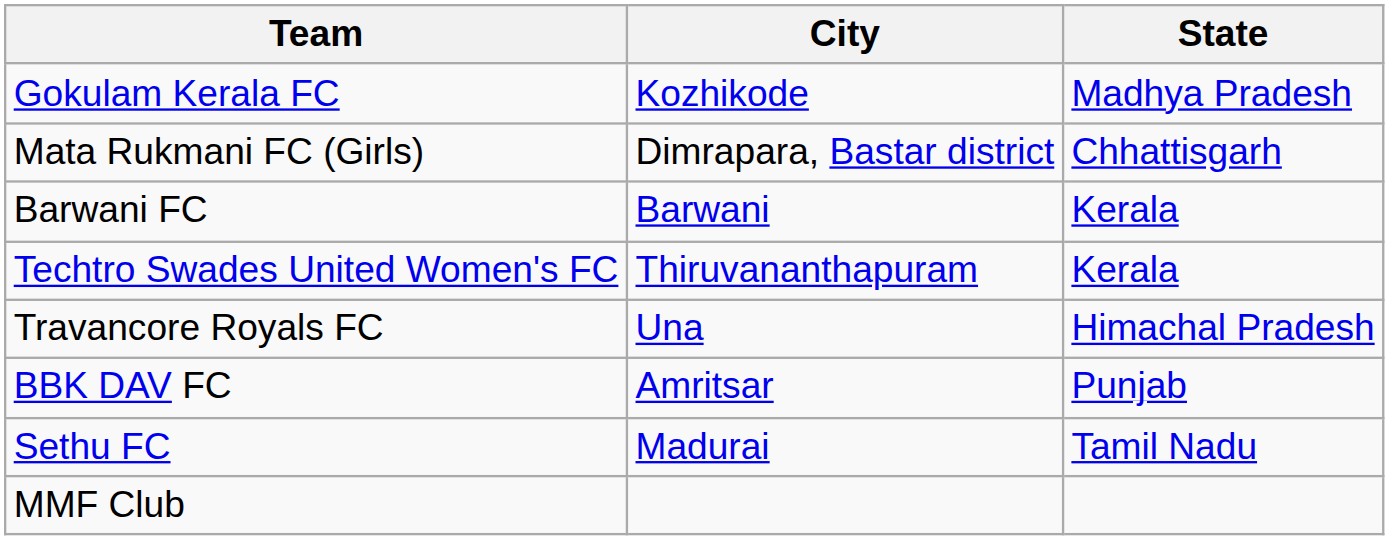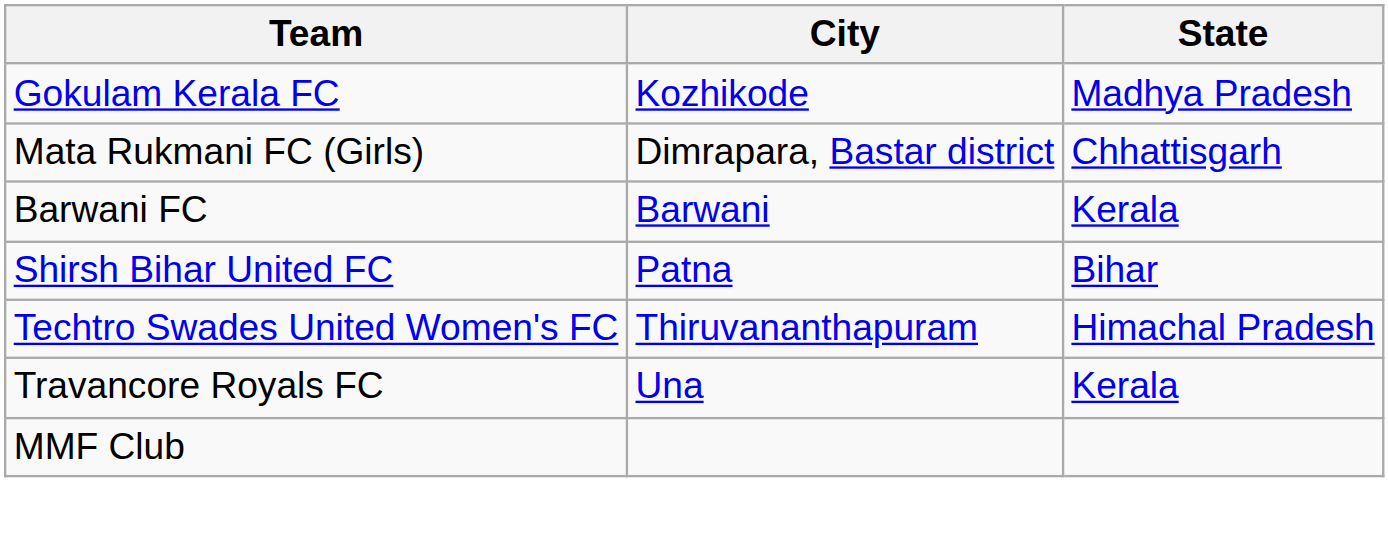+ row: (204, 269)
(1125, 269) Kerala -> (1223, 328) Himachal Pradesh
(1223, 328) Himachal Pradesh -> (1125, 387) Kerala
- row: (123, 387)
- row: (92, 446)
